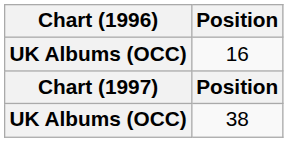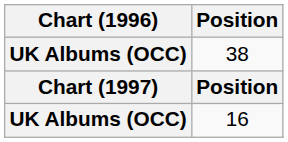rows swapped: (237, 53) <-> (237, 119)
